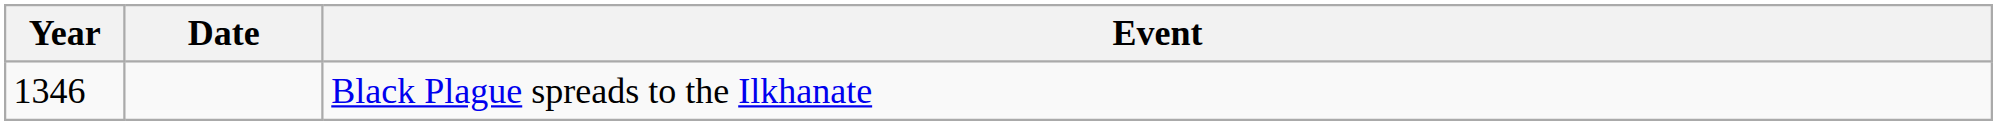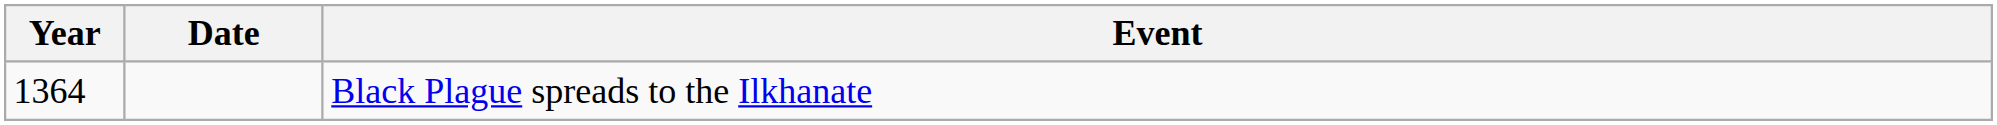(49, 90) 1346 -> (49, 90) 1364
